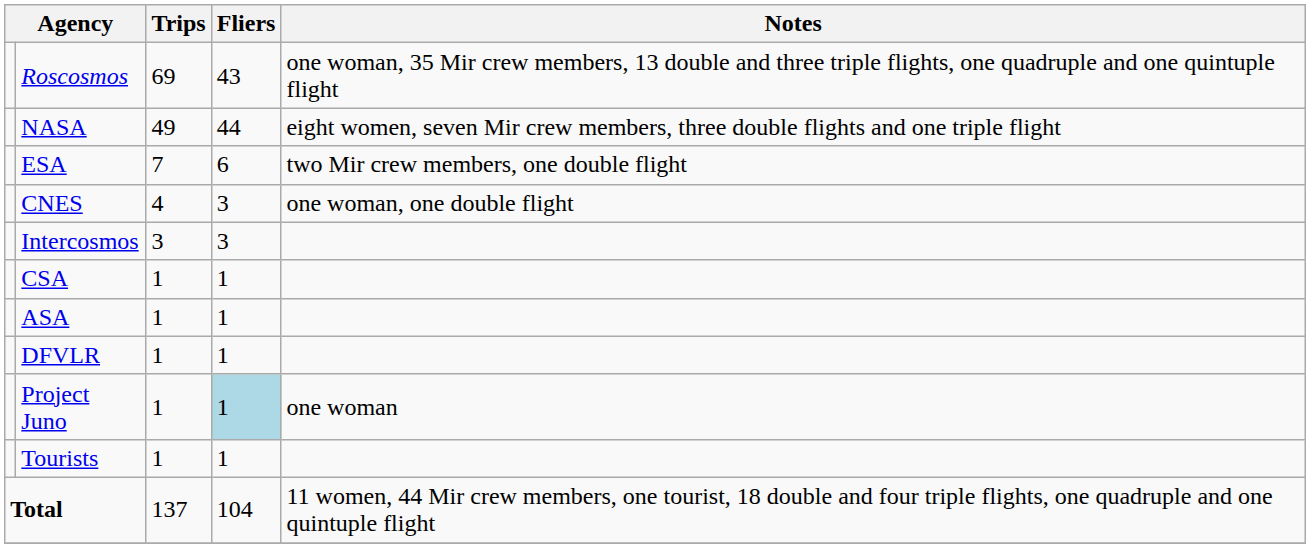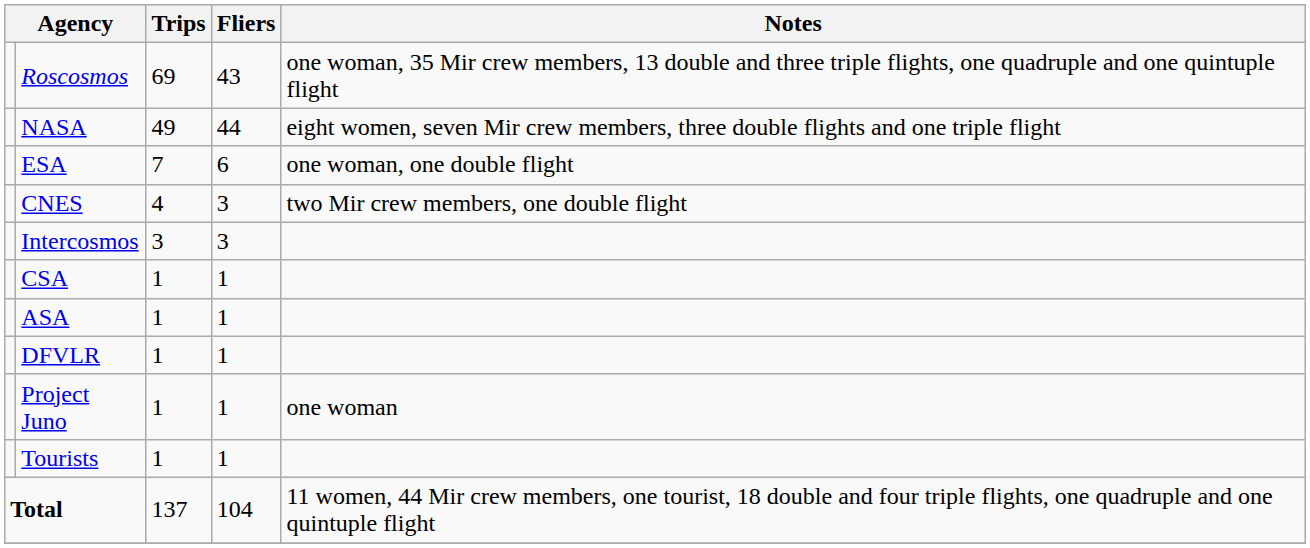(487, 164) two Mir crew members, one double flight -> (430, 164) one woman, one double flight
(430, 202) one woman, one double flight -> (487, 202) two Mir crew members, one double flight
(223, 406) lightblue background -> (223, 406) no background
